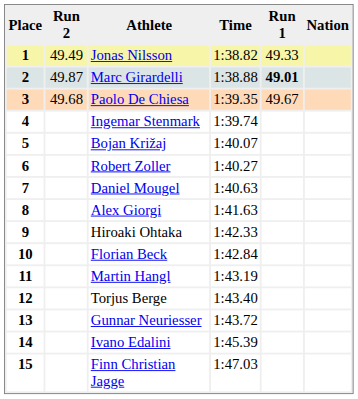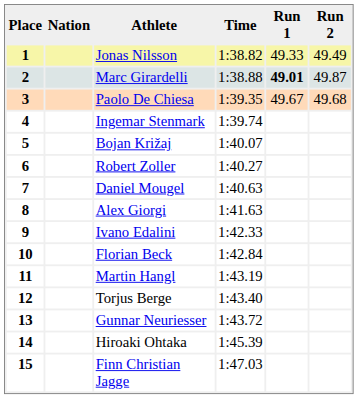columns swapped: (328, 25) <-> (66, 25)
(136, 232) Hiroaki Ohtaka -> (136, 232) Ivano Edalini
(131, 342) Ivano Edalini -> (141, 342) Hiroaki Ohtaka
